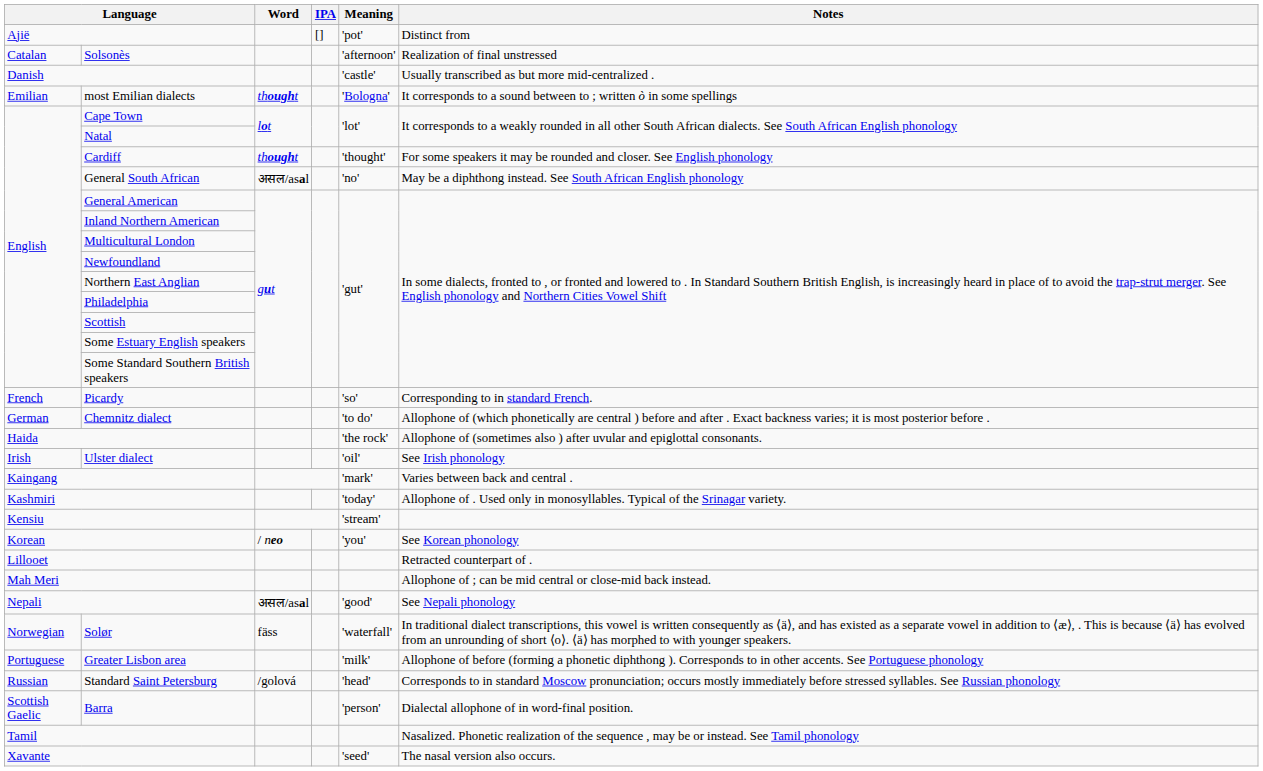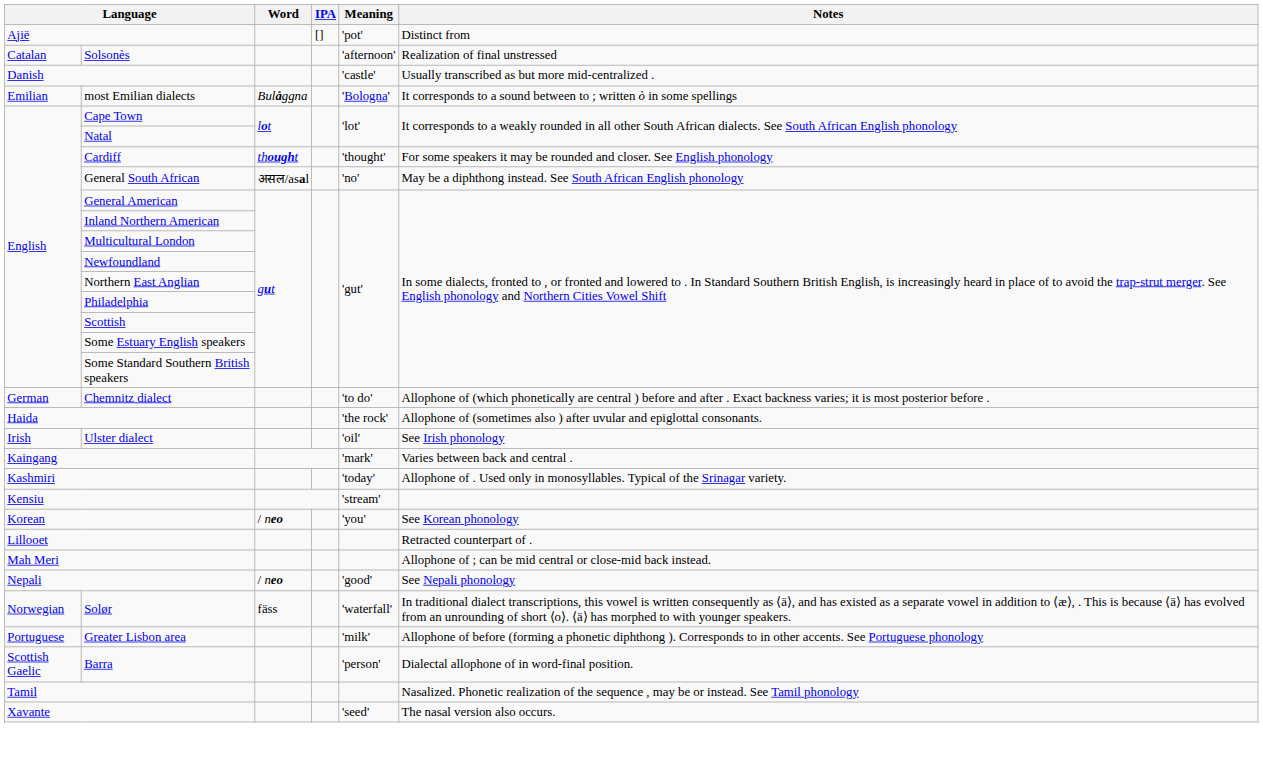(278, 95) thought -> (282, 95) Bulåggna
- row: (104, 397)
(283, 603) असल/asal -> (270, 580) / neo
- row: (151, 680)
